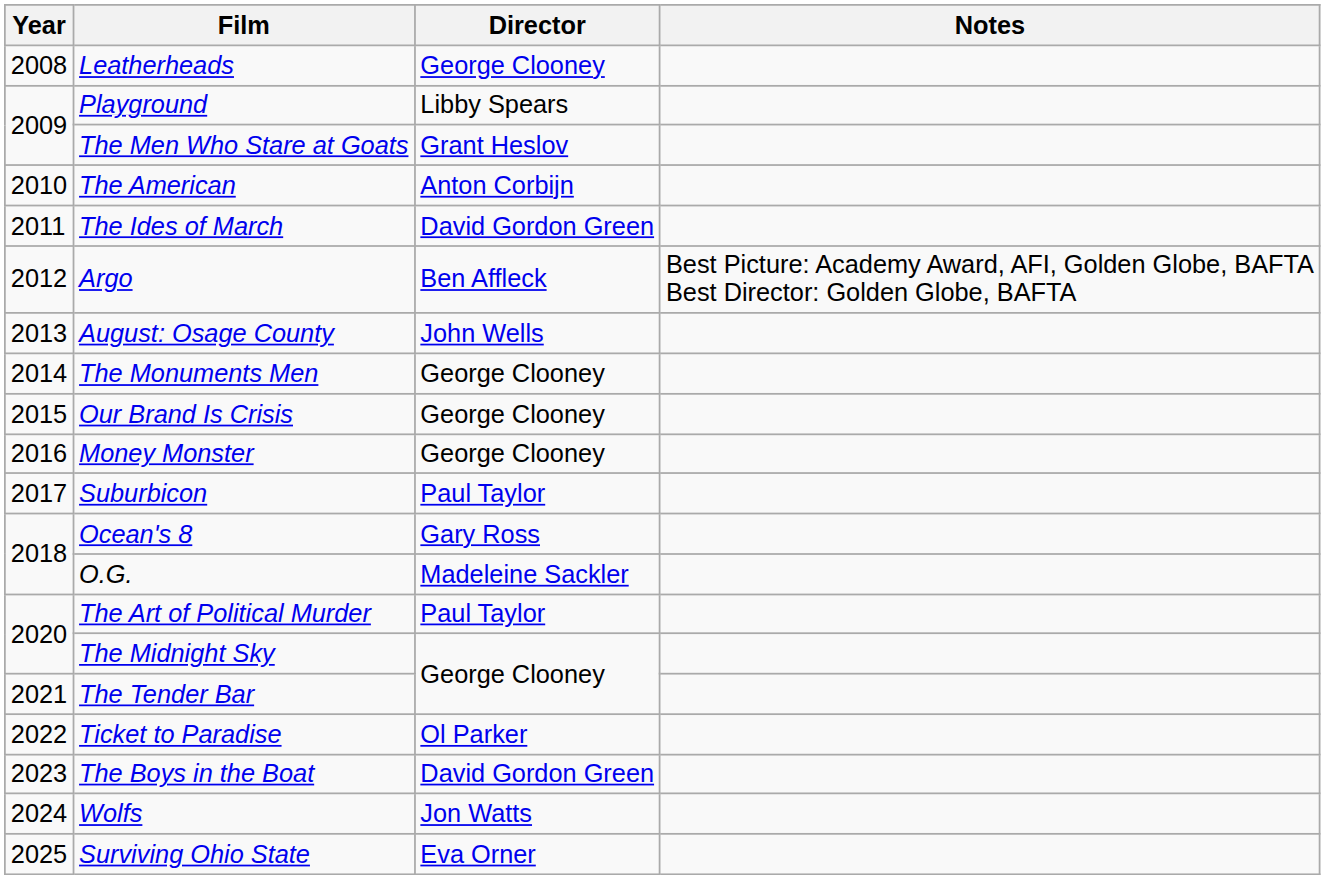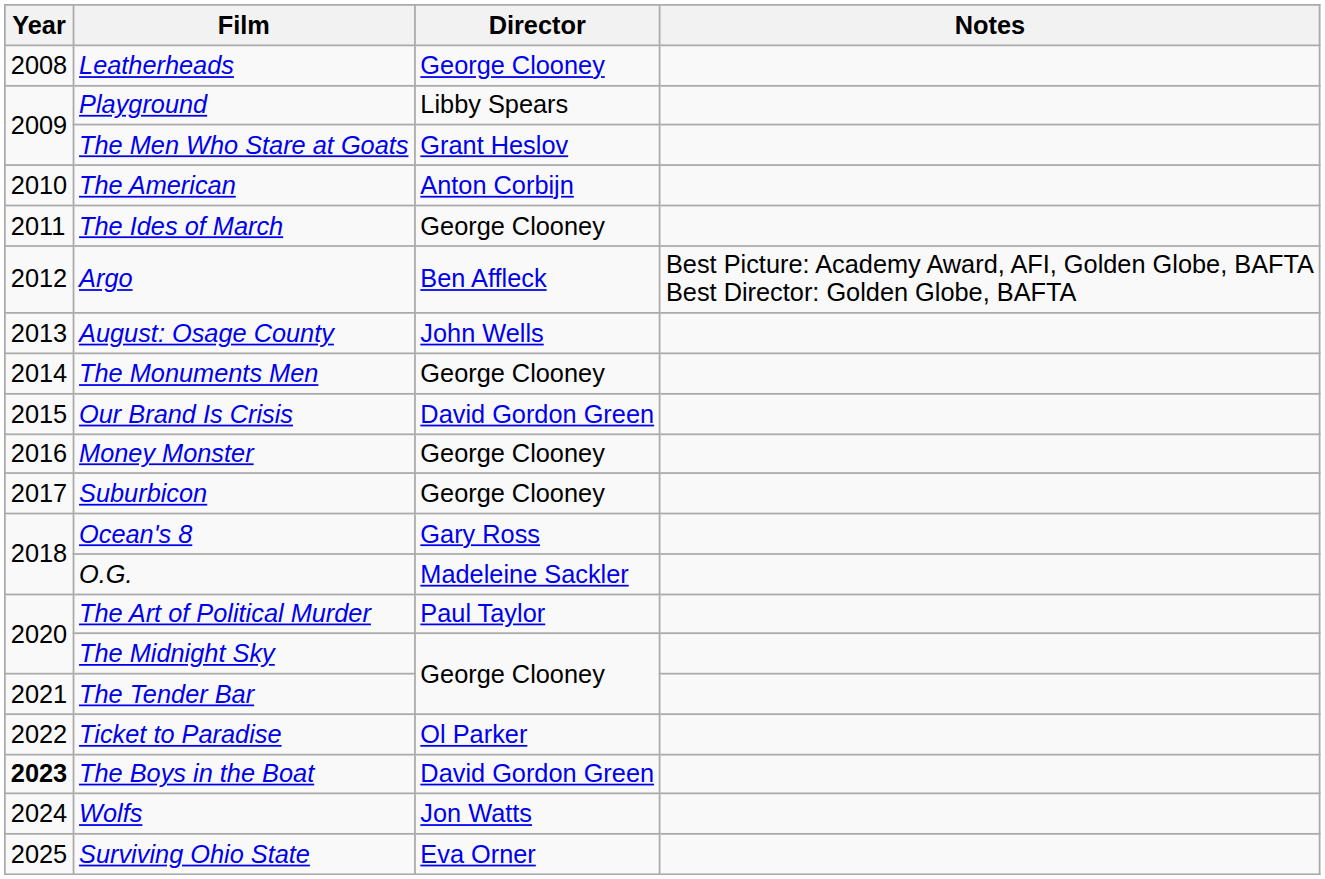(537, 225) David Gordon Green -> (513, 225) George Clooney
(513, 414) George Clooney -> (537, 414) David Gordon Green
(483, 494) Paul Taylor -> (513, 494) George Clooney
(39, 774) normal -> (39, 774) bold
